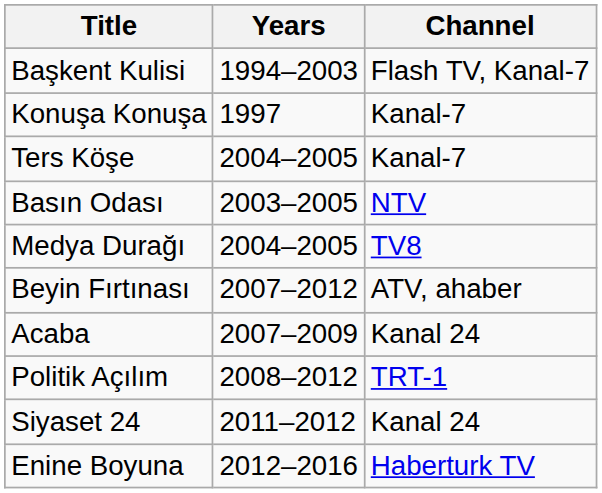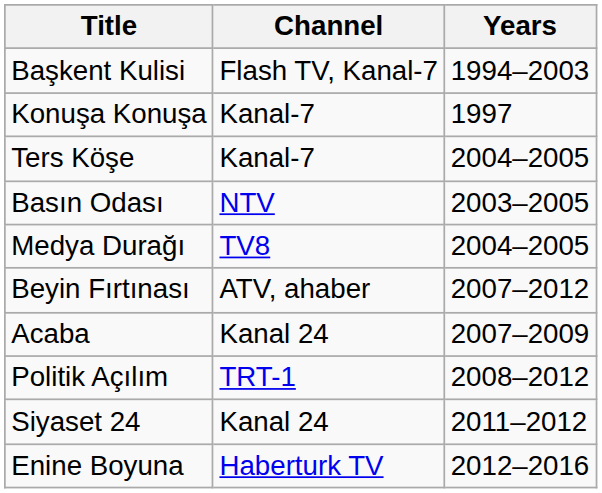columns swapped: (480, 26) <-> (289, 26)
